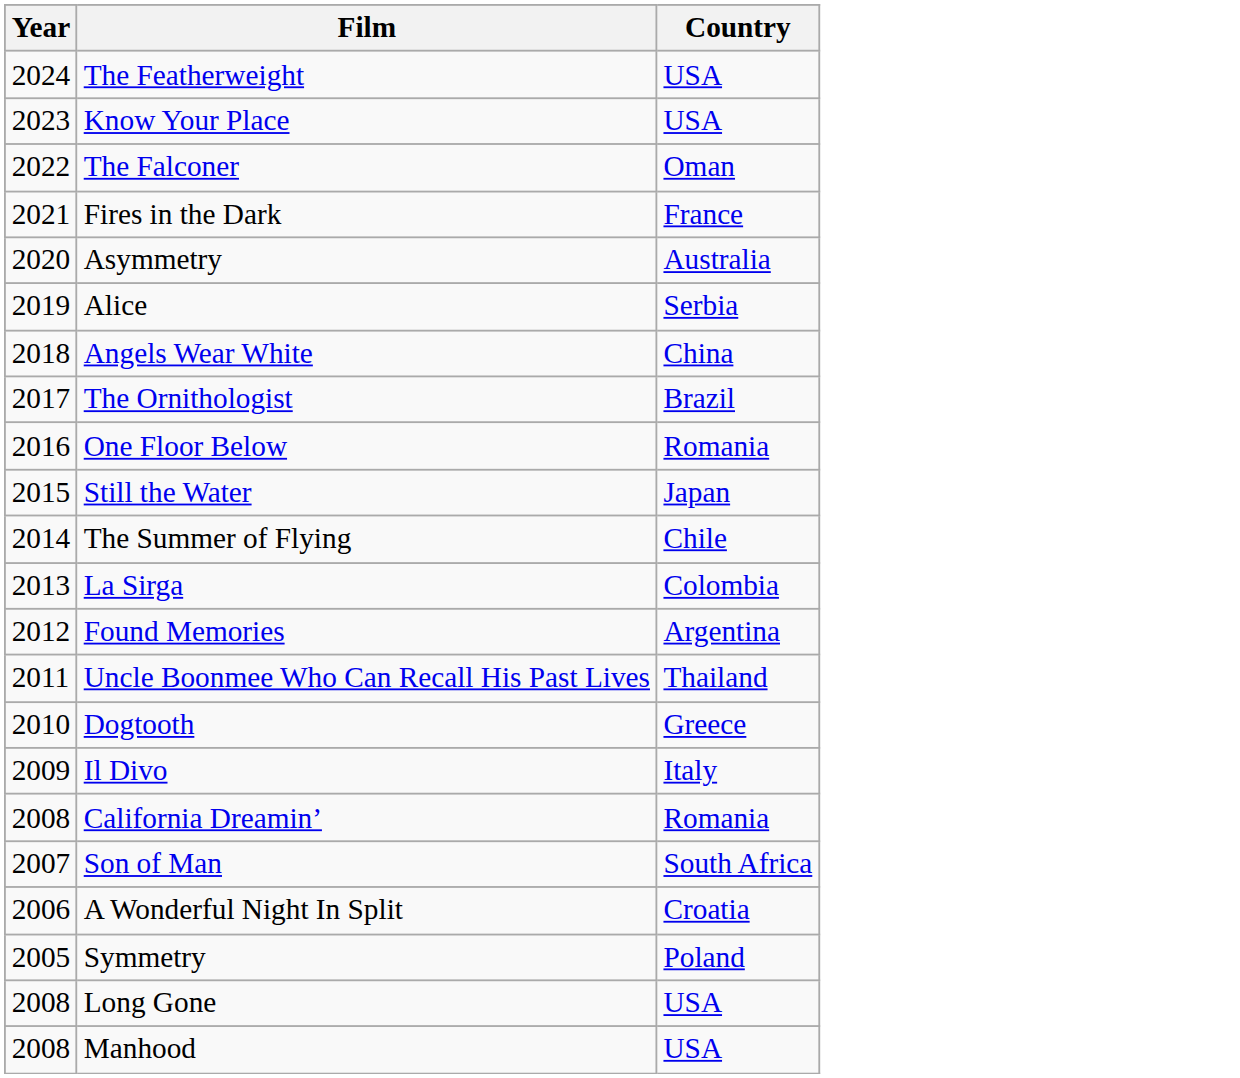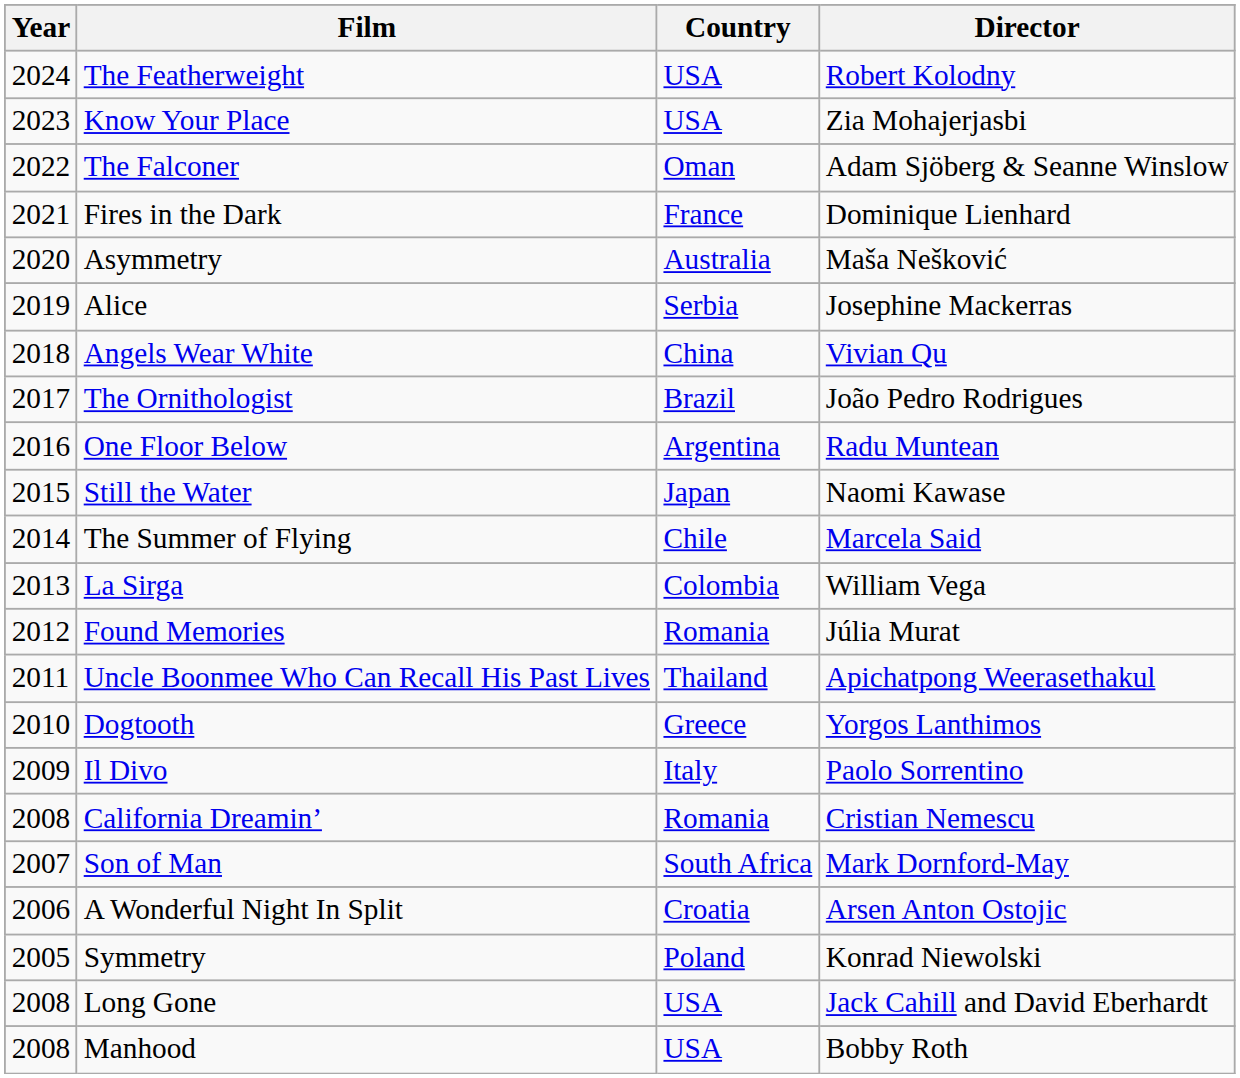+ column: (1027, 27)
(716, 445) Romania -> (722, 445) Argentina
(722, 631) Argentina -> (716, 631) Romania
